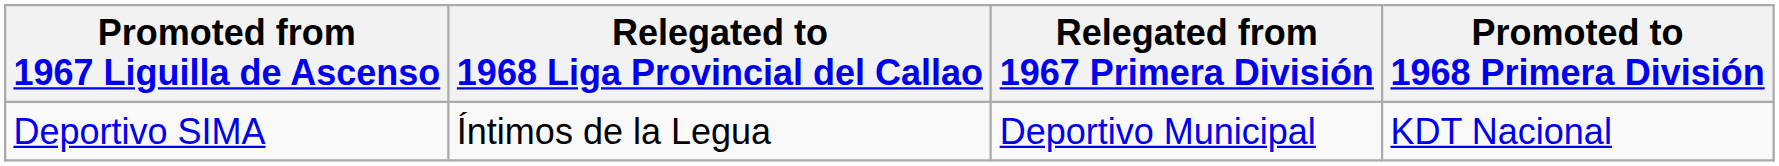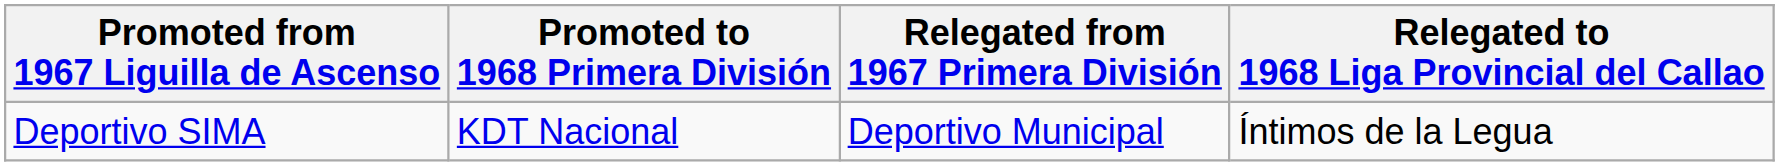columns swapped: (1578, 53) <-> (720, 53)
